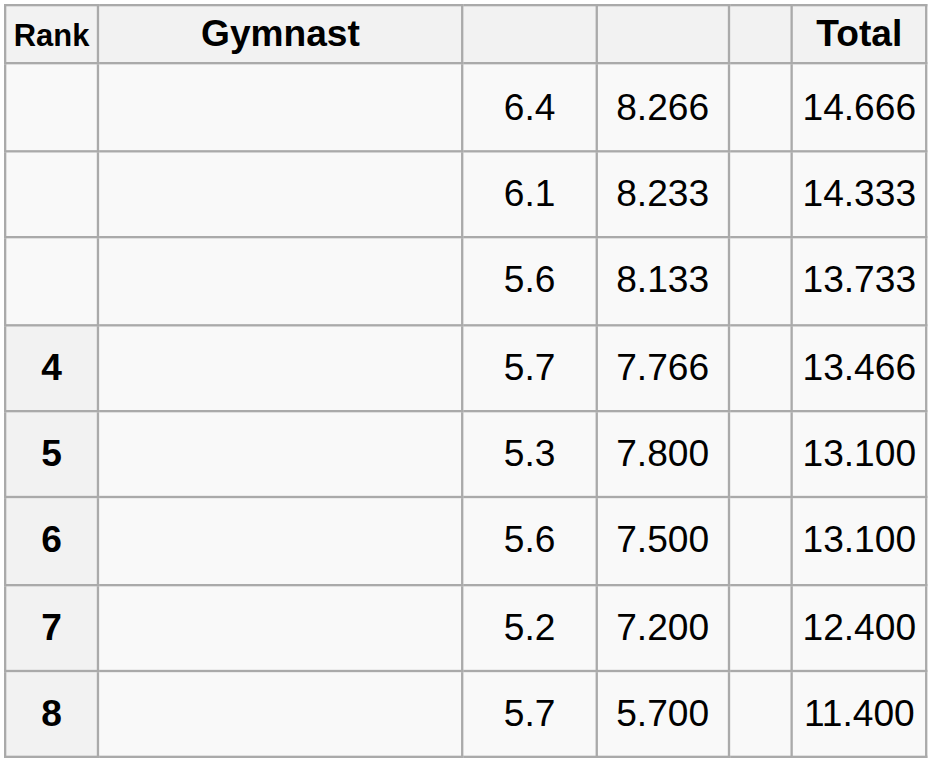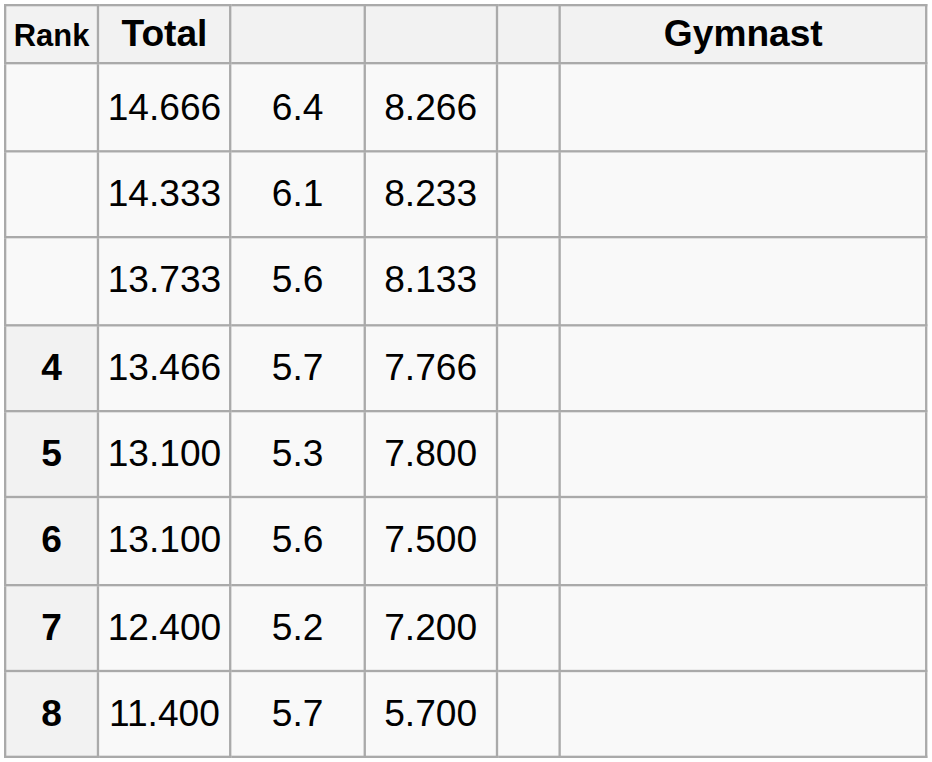columns swapped: (280, 33) <-> (859, 33)
